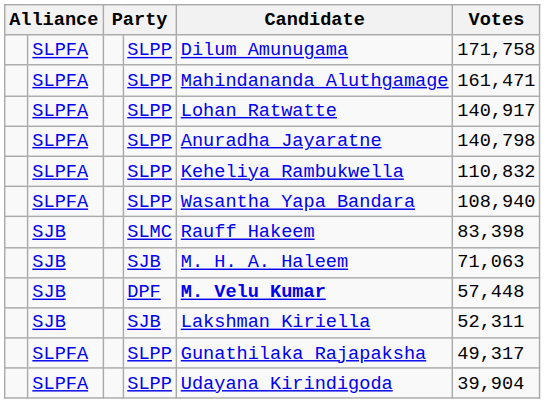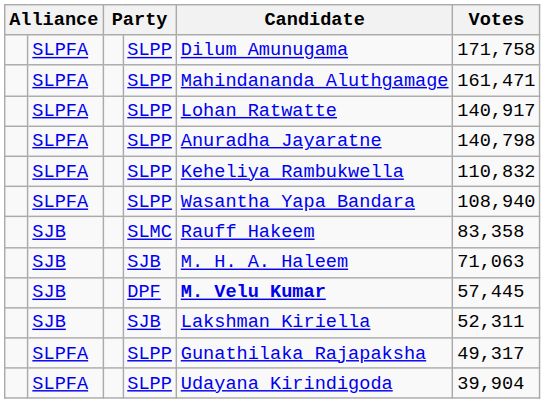(491, 232) 83,398 -> (491, 232) 83,358
(491, 293) 57,448 -> (491, 293) 57,445
